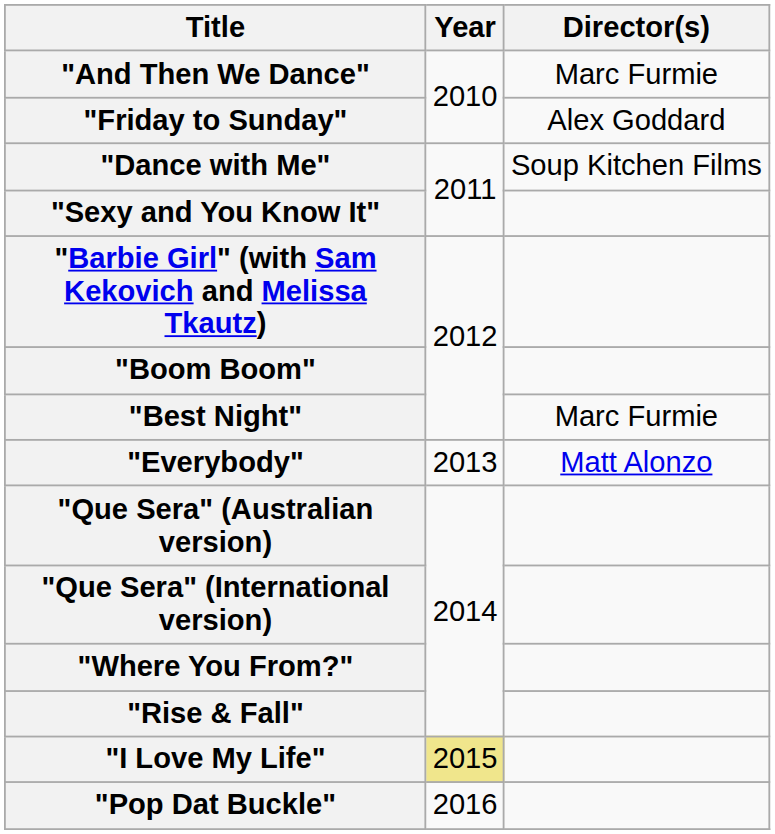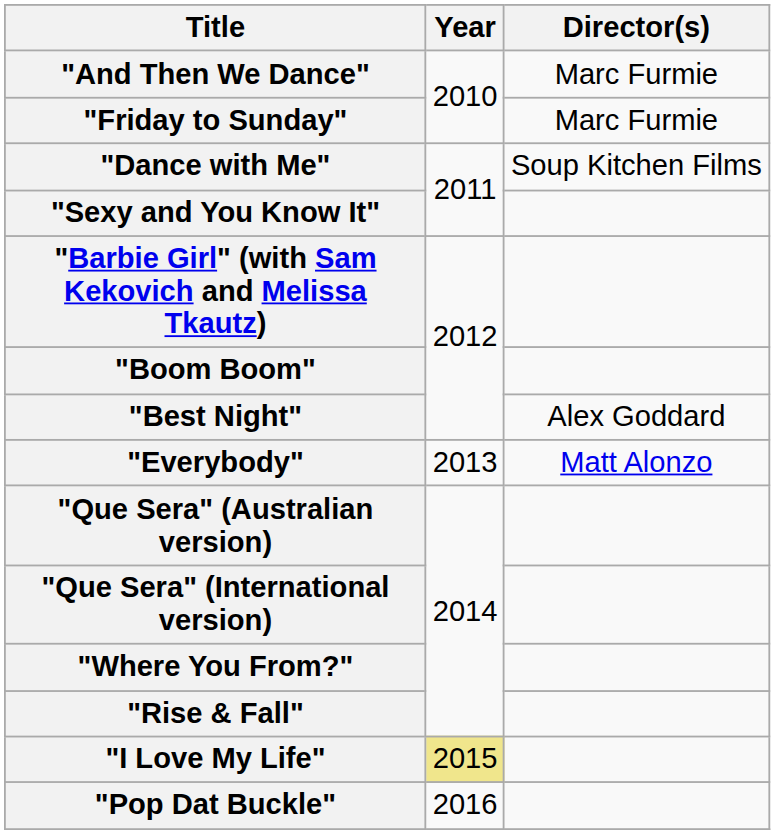(636, 119) Alex Goddard -> (636, 119) Marc Furmie
(636, 416) Marc Furmie -> (636, 416) Alex Goddard
